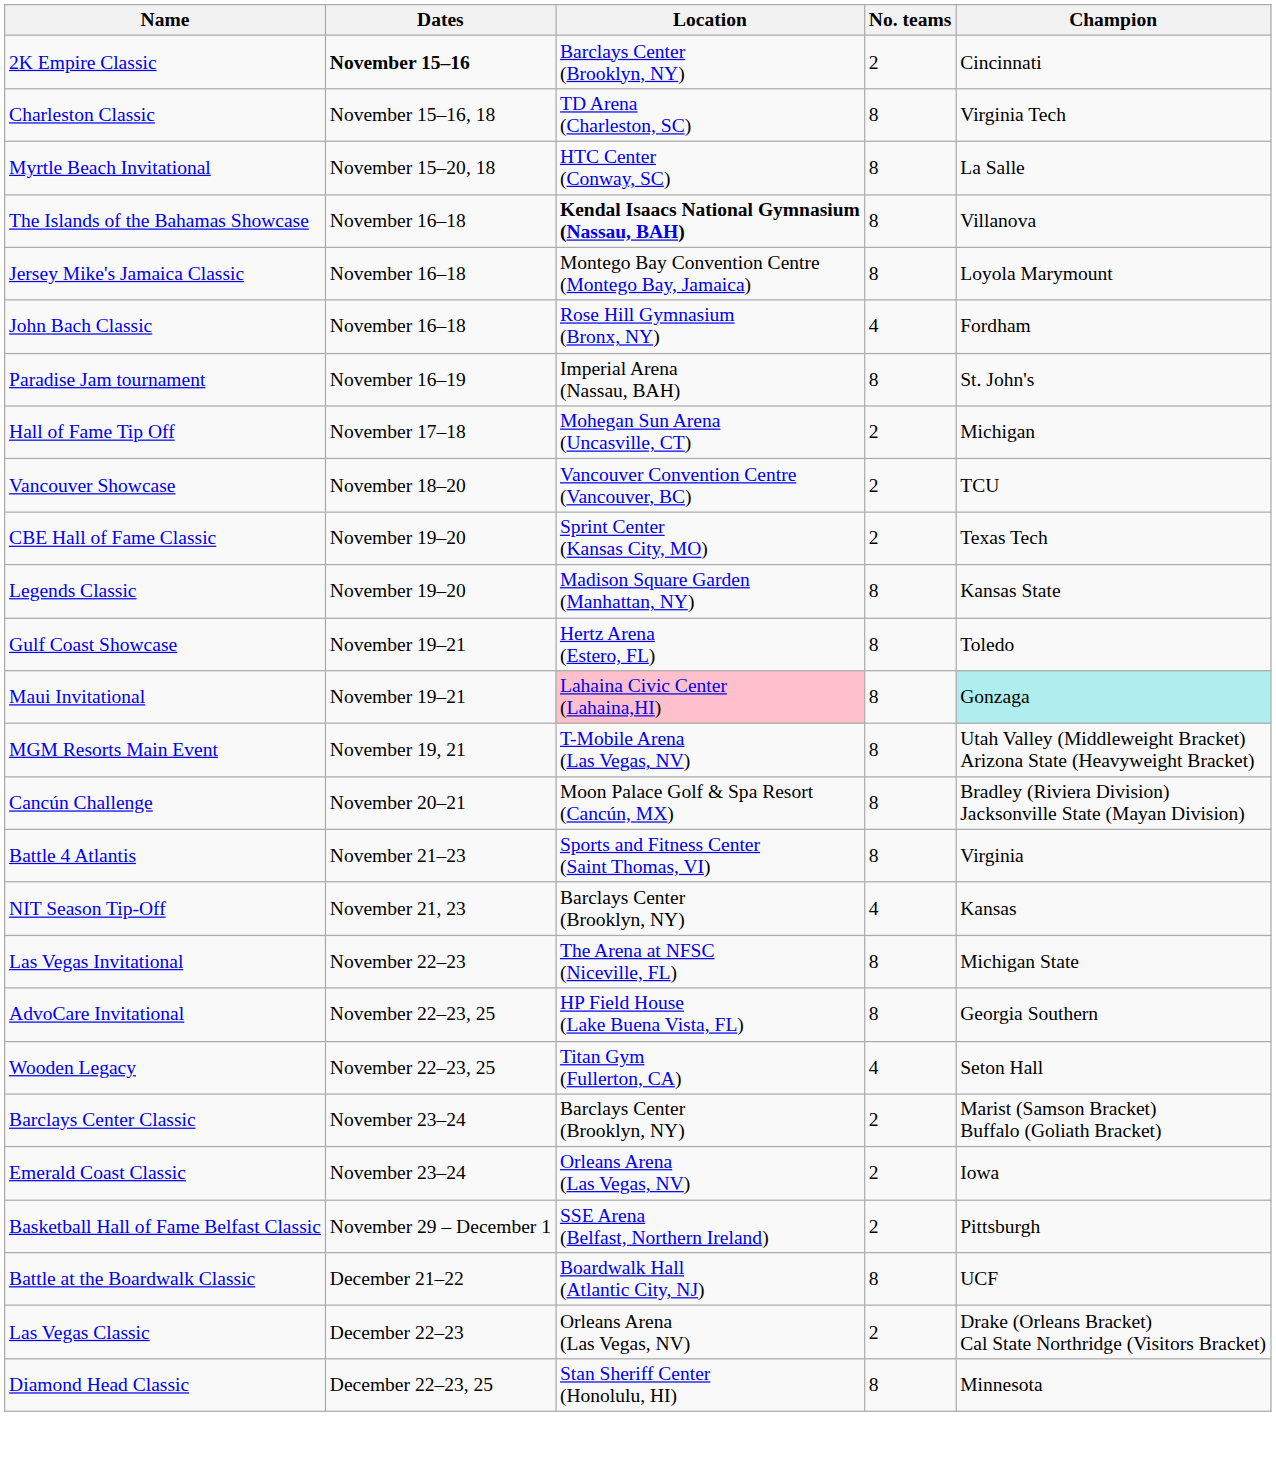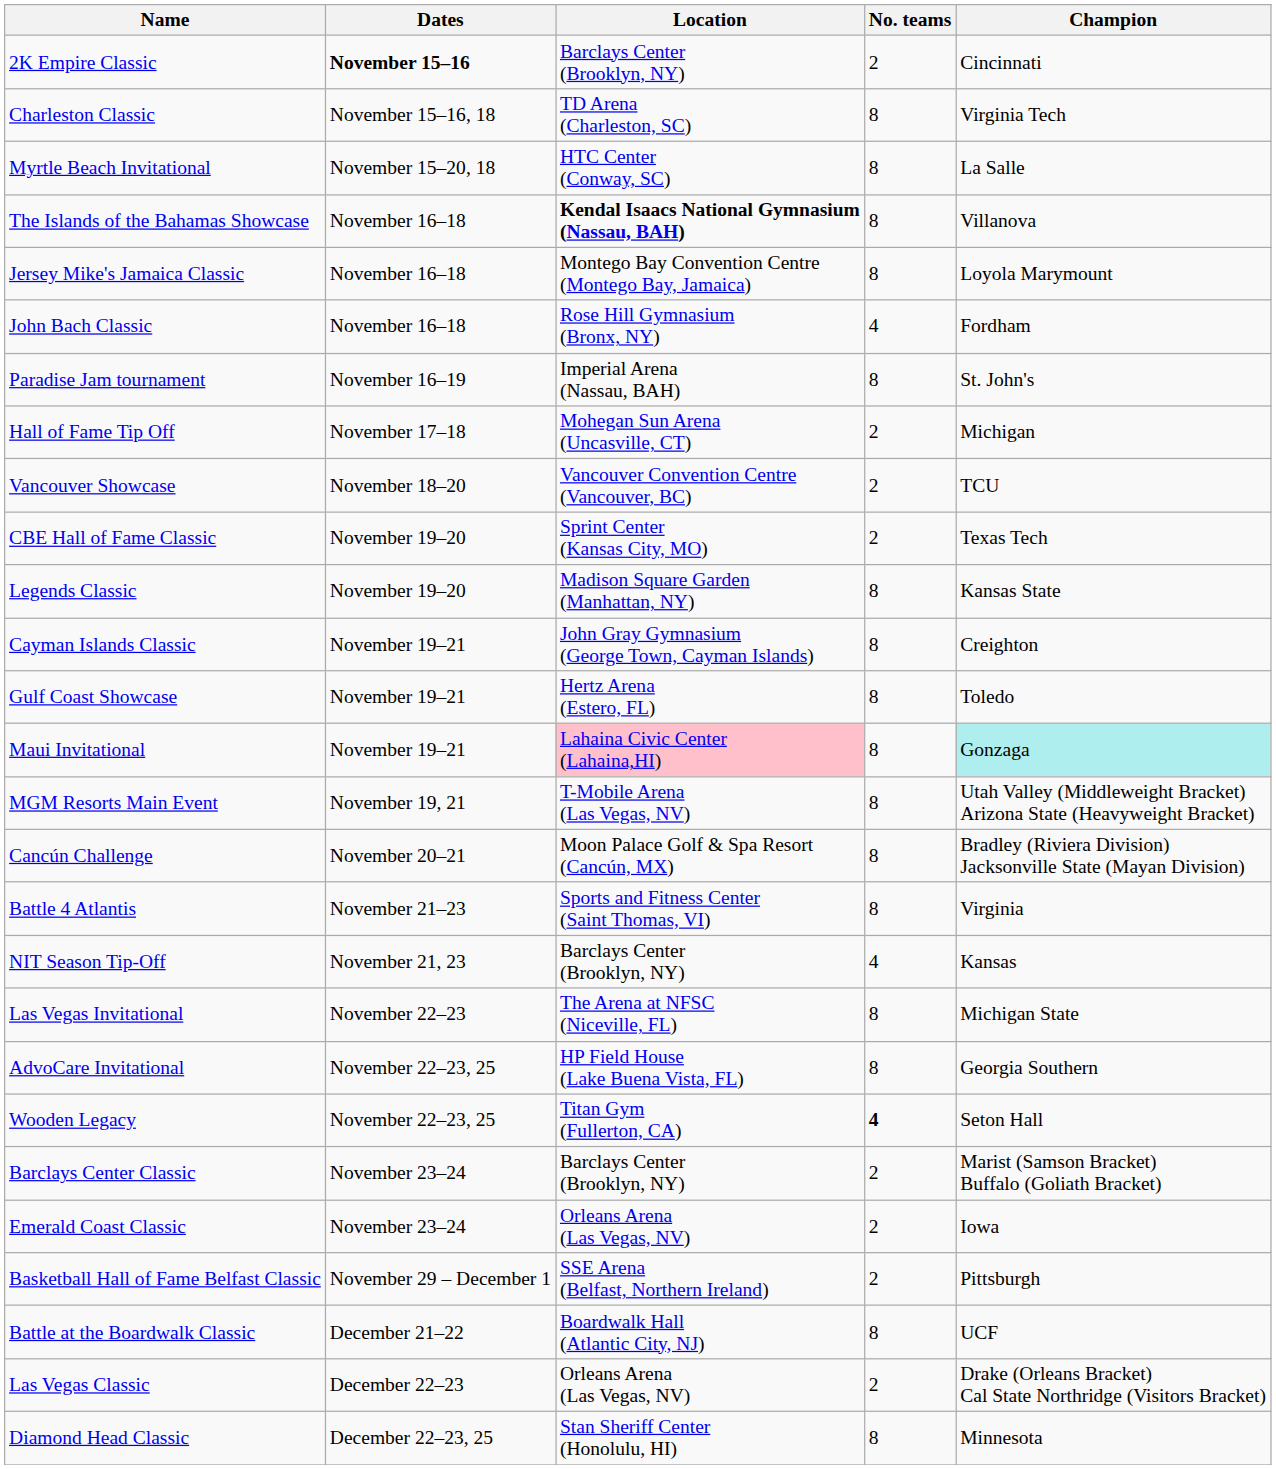+ row: (102, 644)
(874, 1067) normal -> (874, 1120) bold
